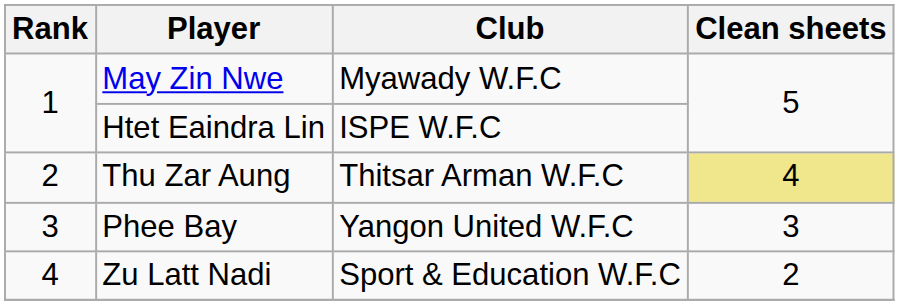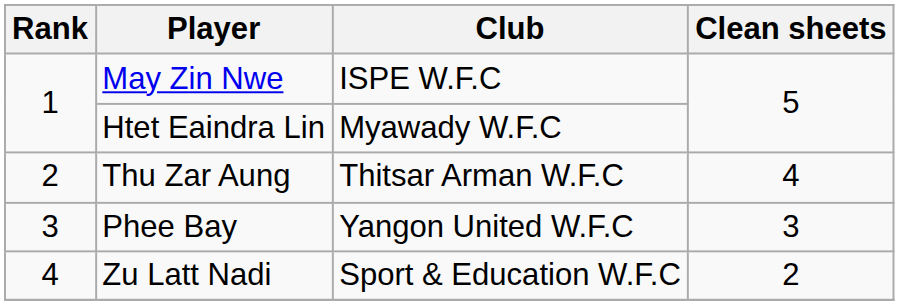(450, 78) Myawady W.F.C -> (420, 78) ISPE W.F.C
(420, 127) ISPE W.F.C -> (450, 127) Myawady W.F.C
(791, 176) khaki background -> (791, 176) no background
